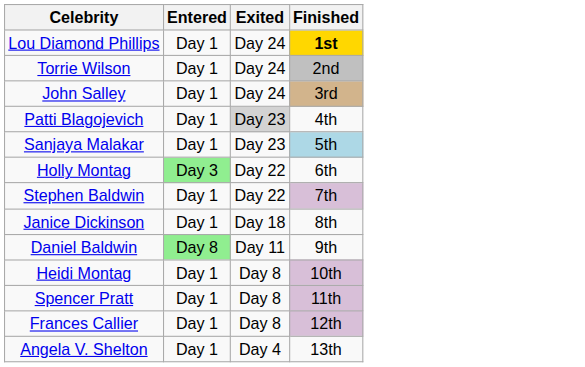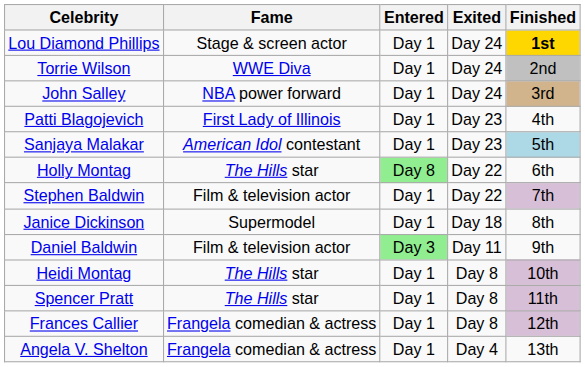+ column: (272, 17)
(260, 119) lightgrey background -> (477, 119) no background
(197, 171) Day 3 -> (414, 171) Day 8
(197, 247) Day 8 -> (414, 247) Day 3
